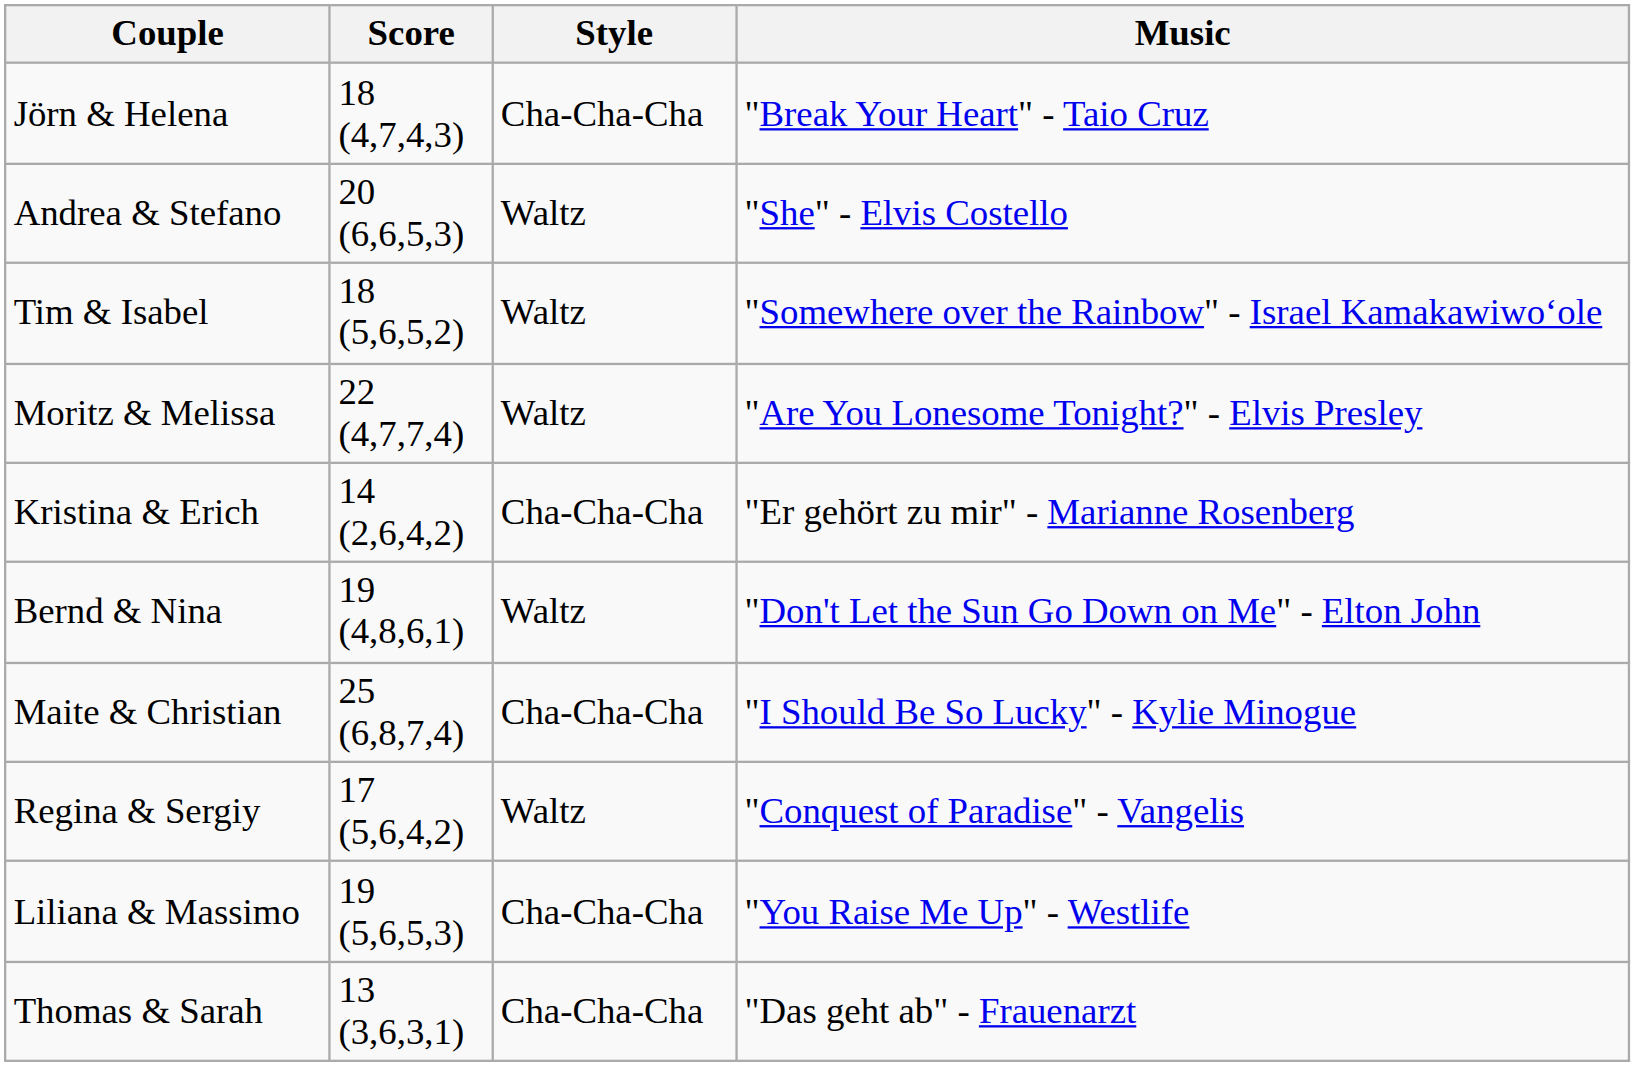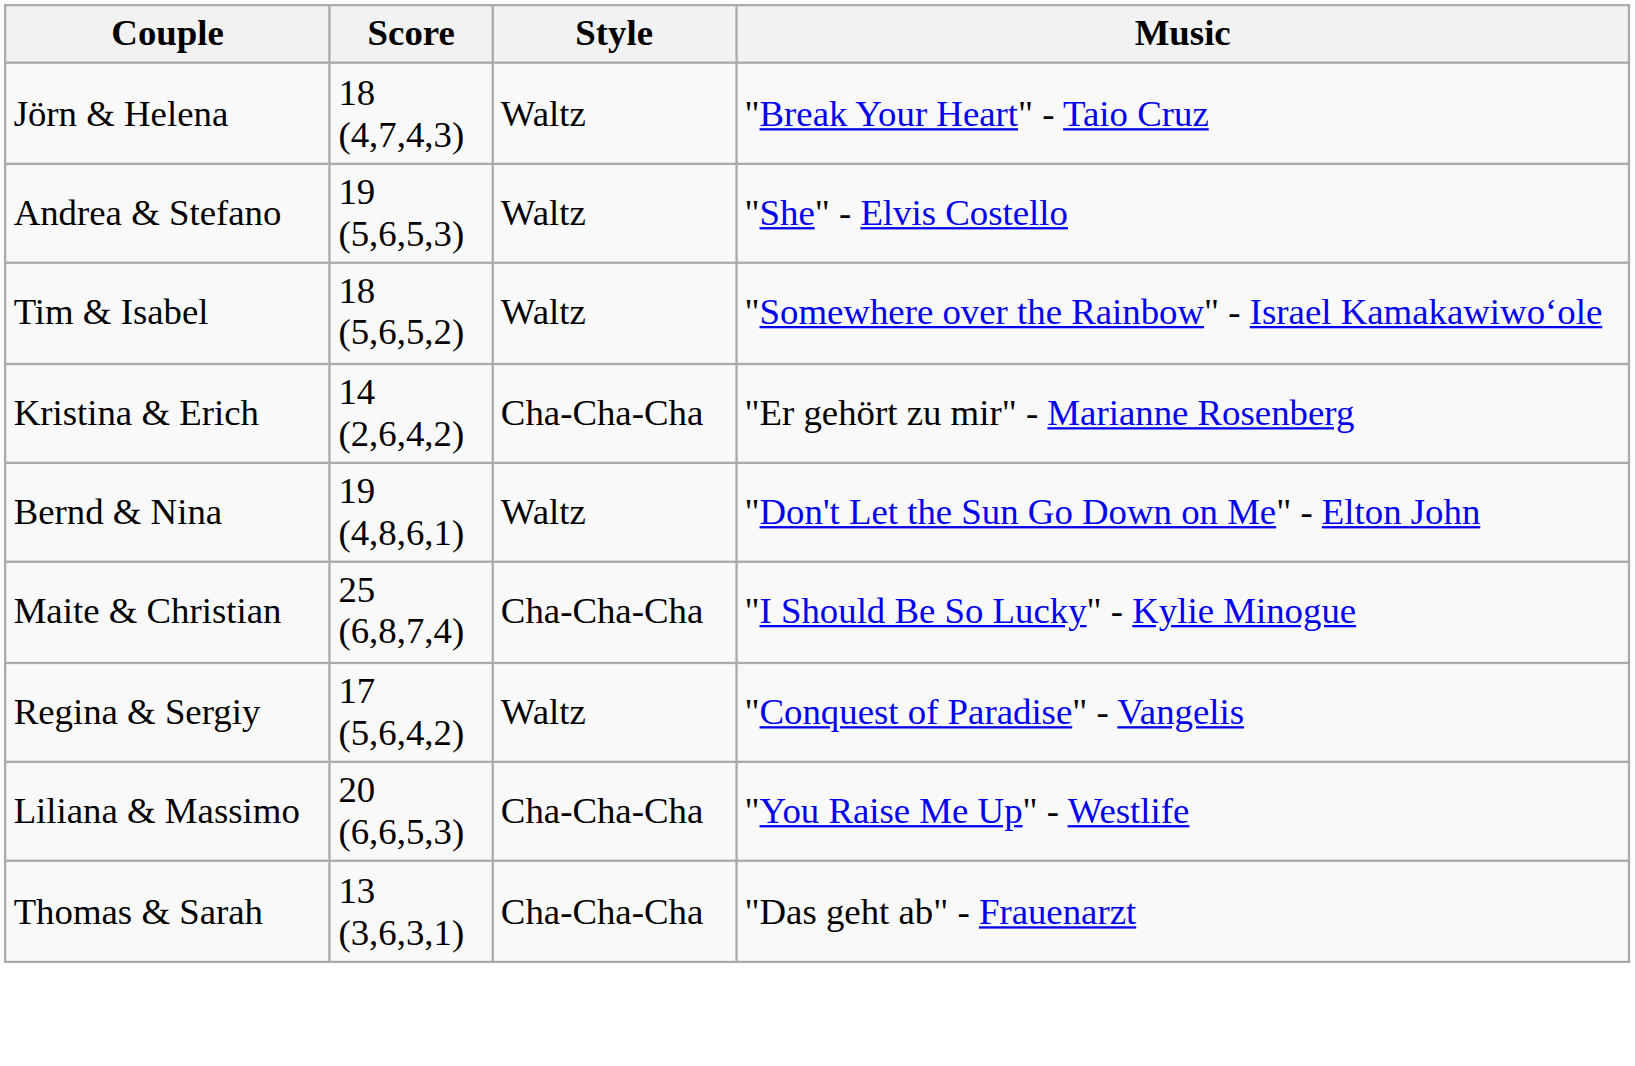(602, 112) Cha-Cha-Cha -> (543, 112) Waltz
(401, 212) 20 (6,6,5,3) -> (401, 212) 19 (5,6,5,3)
- row: (144, 412)
(401, 910) 19 (5,6,5,3) -> (401, 811) 20 (6,6,5,3)
